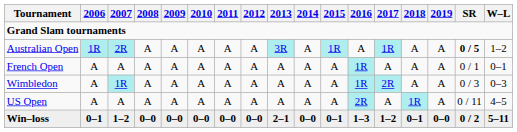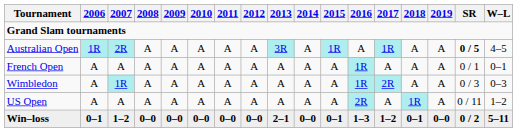(498, 48) 1–2 -> (498, 48) 4–5
(498, 100) 4–5 -> (498, 100) 1–2
